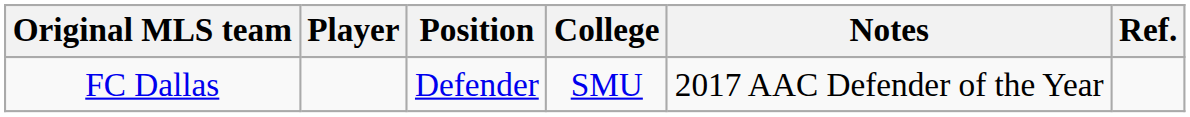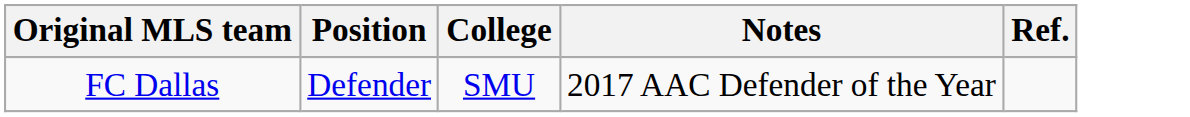- column: (353, 30)
